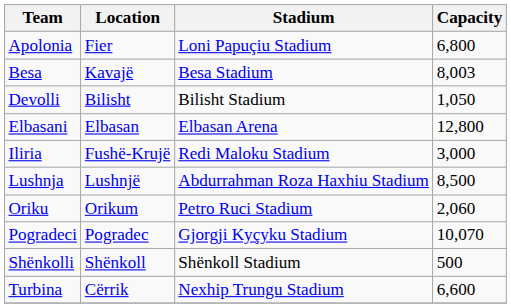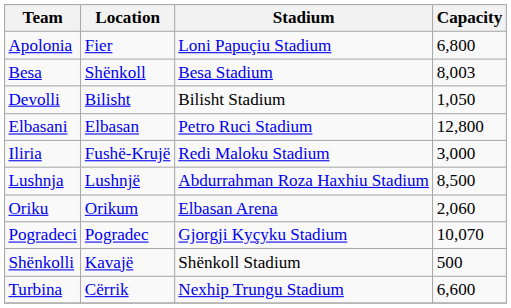(109, 72) Kavajë -> (115, 72) Shënkoll
(228, 126) Elbasan Arena -> (245, 126) Petro Ruci Stadium
(245, 208) Petro Ruci Stadium -> (228, 208) Elbasan Arena
(115, 262) Shënkoll -> (109, 262) Kavajë
